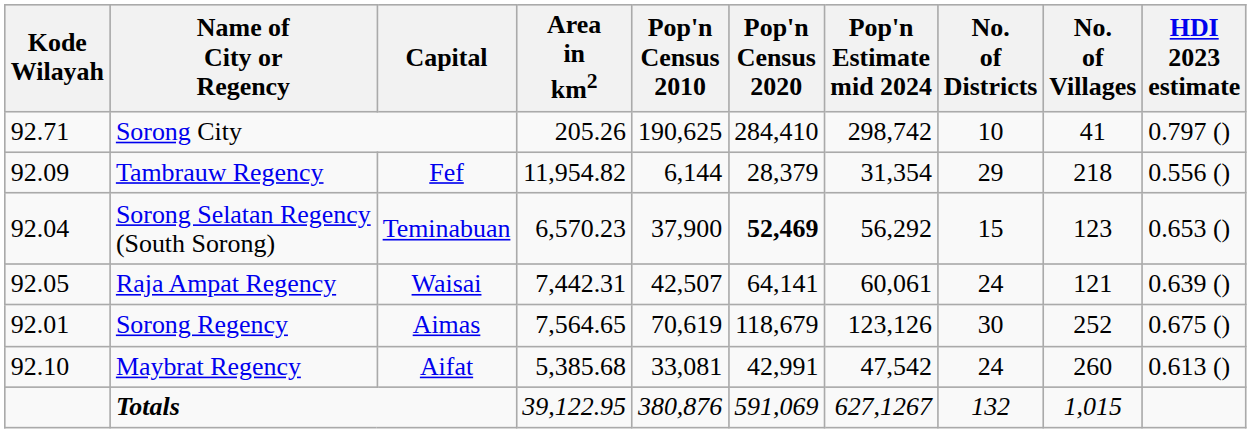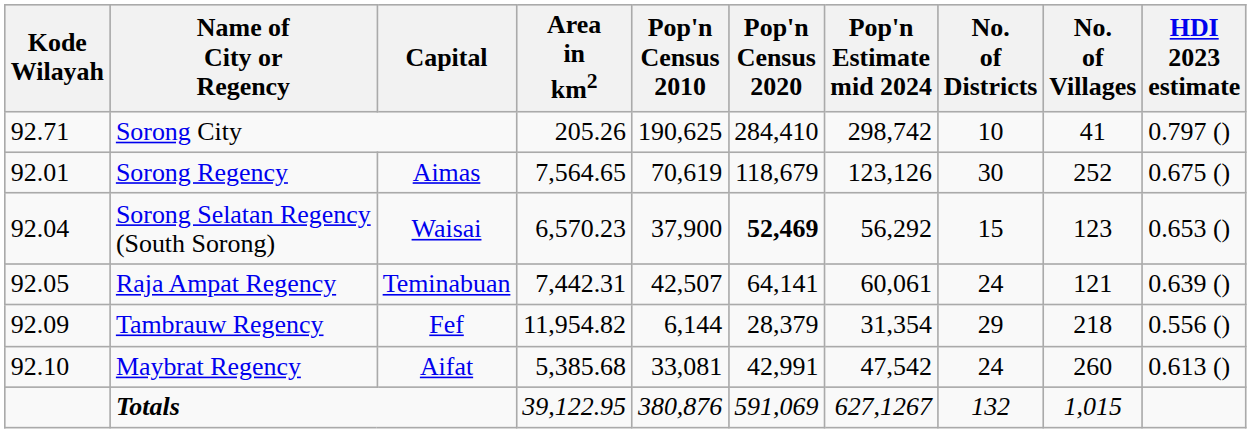rows swapped: (202, 325) <-> (220, 172)
(447, 228) Teminabuan -> (447, 228) Waisai
(447, 283) Waisai -> (447, 283) Teminabuan
